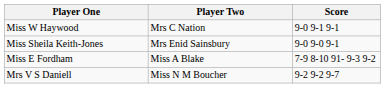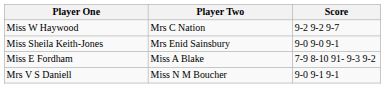(317, 28) 9-0 9-1 9-1 -> (317, 28) 9-2 9-2 9-7
(317, 75) 9-2 9-2 9-7 -> (317, 75) 9-0 9-1 9-1
